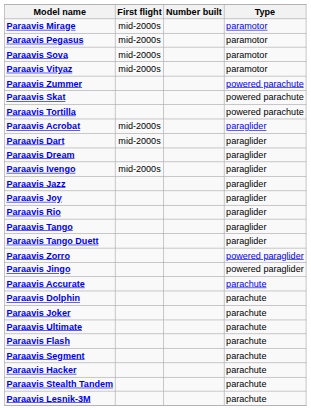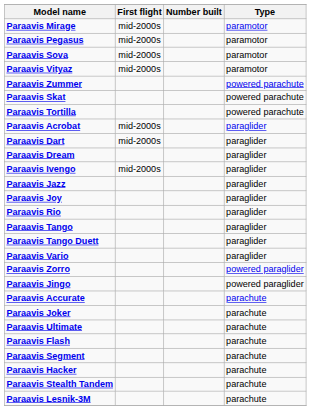+ row: (37, 256)
- row: (43, 299)
